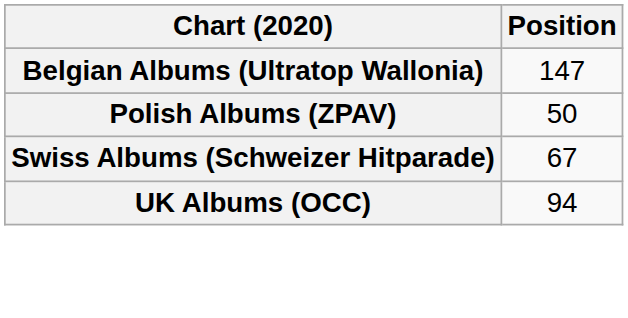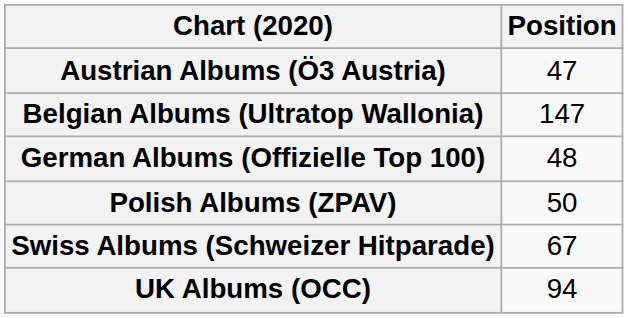+ row: (253, 70)
+ row: (253, 158)
